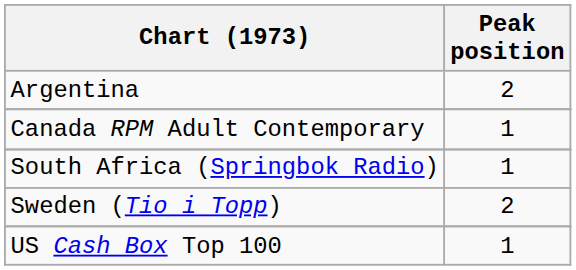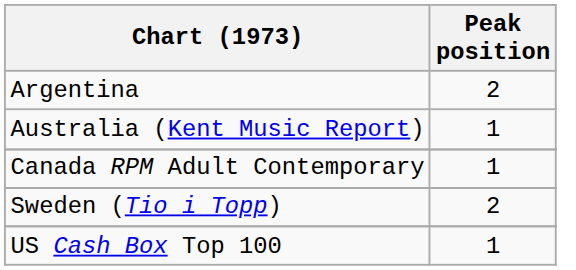+ row: (218, 129)
- row: (225, 168)
